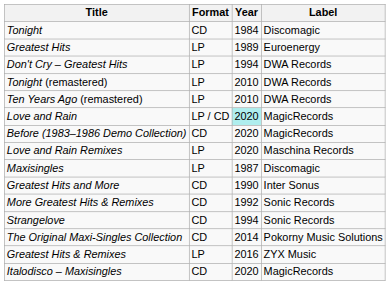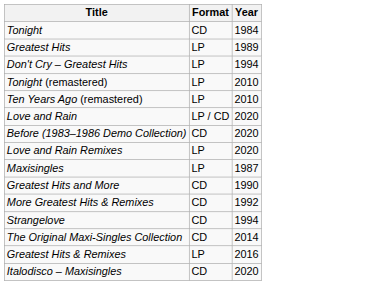- column: (323, 13)
(247, 116) paleturquoise background -> (247, 116) no background
